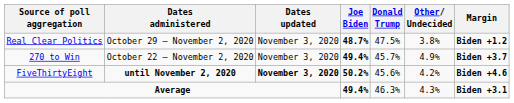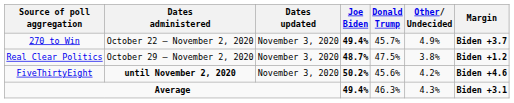rows swapped: (55, 57) <-> (55, 40)
(298, 73) bold -> (298, 73) normal
